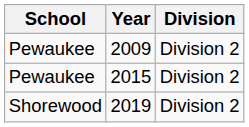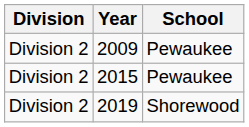columns swapped: (55, 19) <-> (200, 19)
